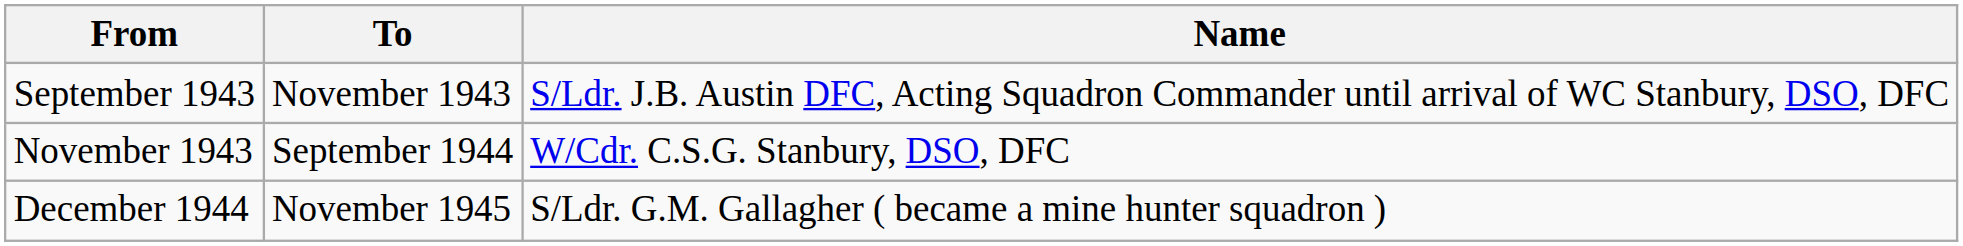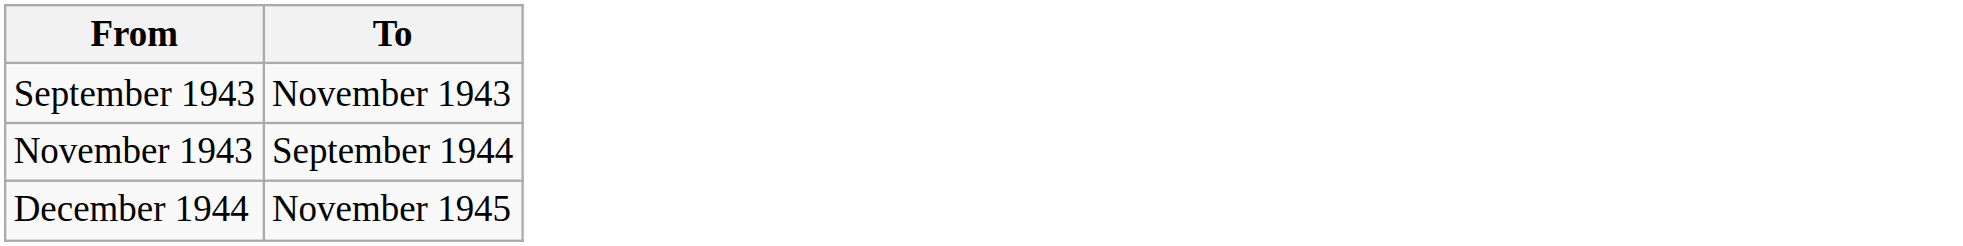- column: (1240, 33)
